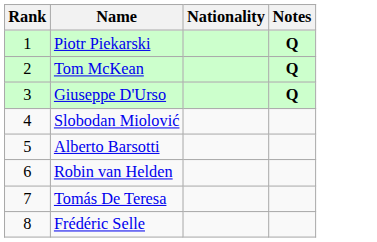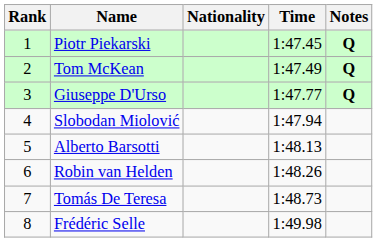+ column: (297, 17)
